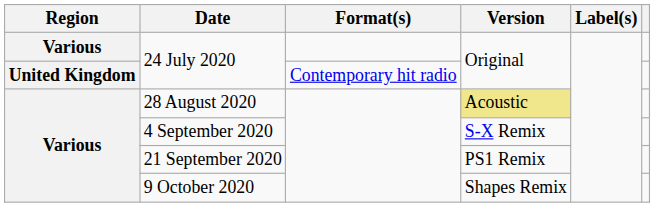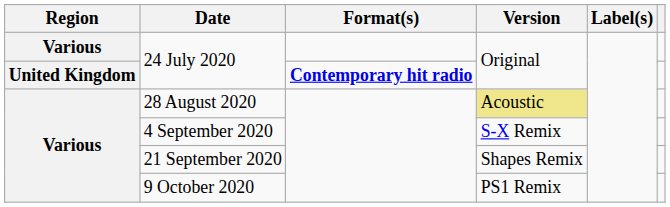(373, 74) normal -> (381, 74) bold
(505, 159) PS1 Remix -> (532, 159) Shapes Remix
(516, 187) Shapes Remix -> (521, 187) PS1 Remix
